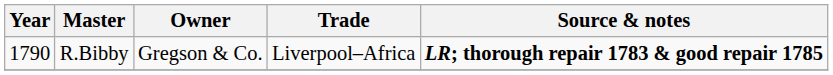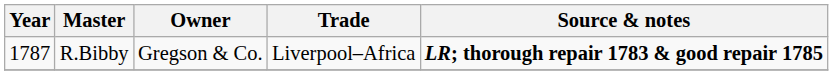(30, 53) 1790 -> (30, 53) 1787
